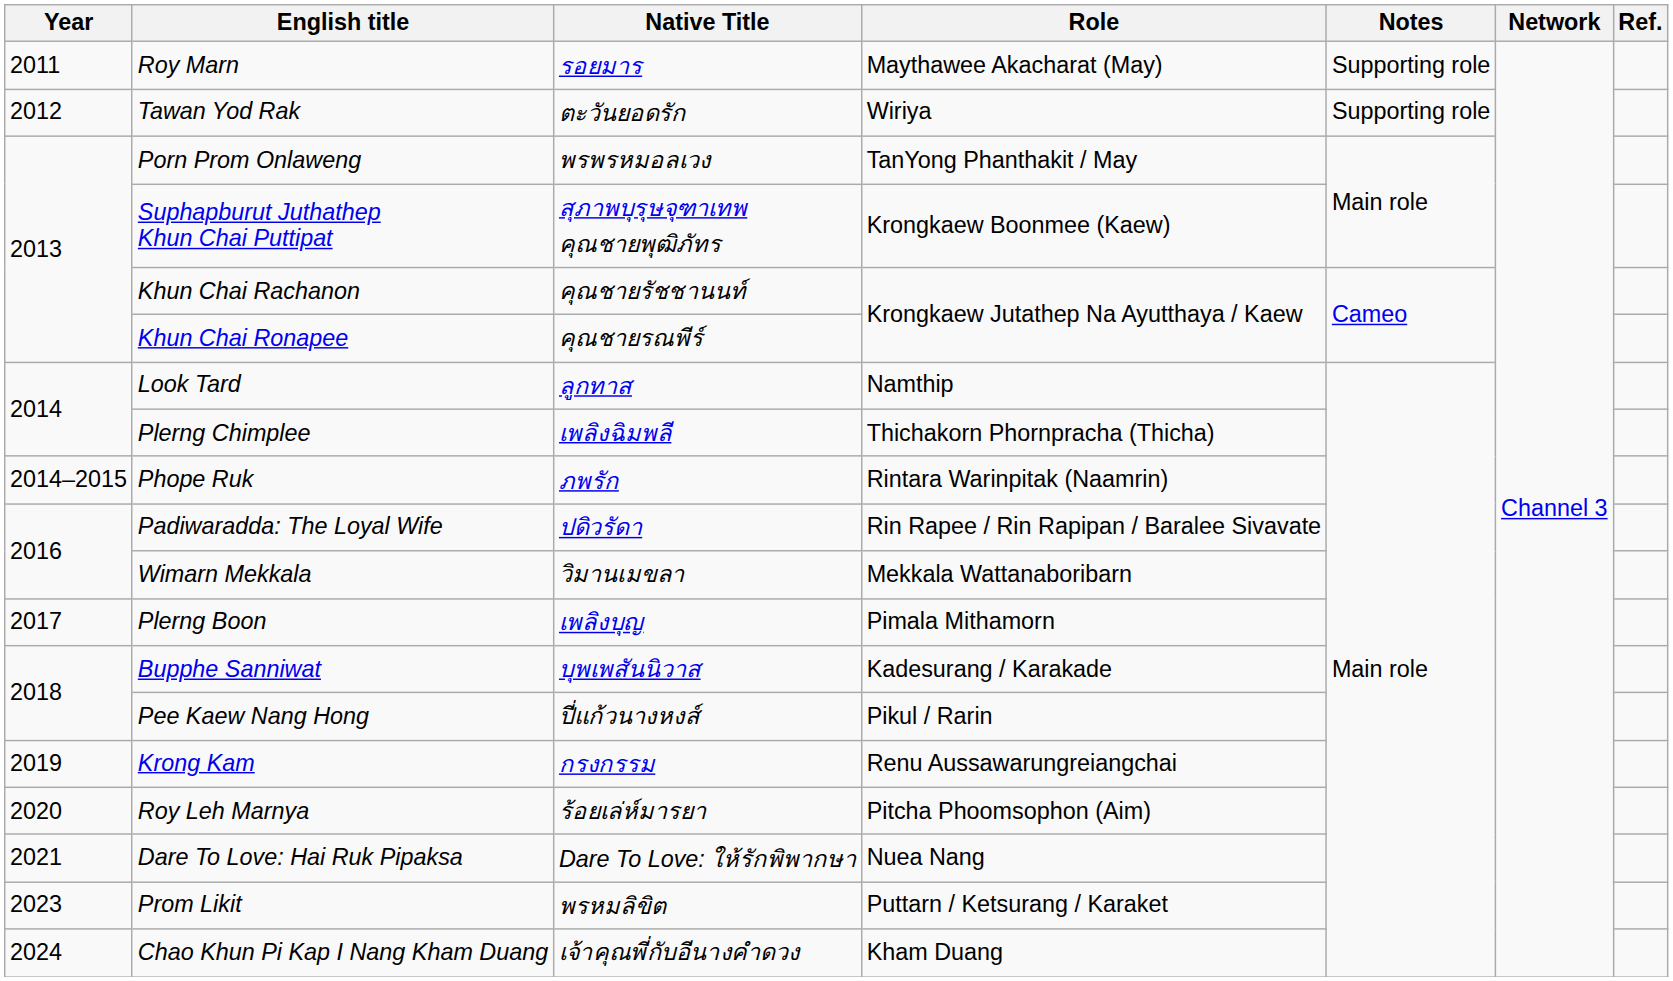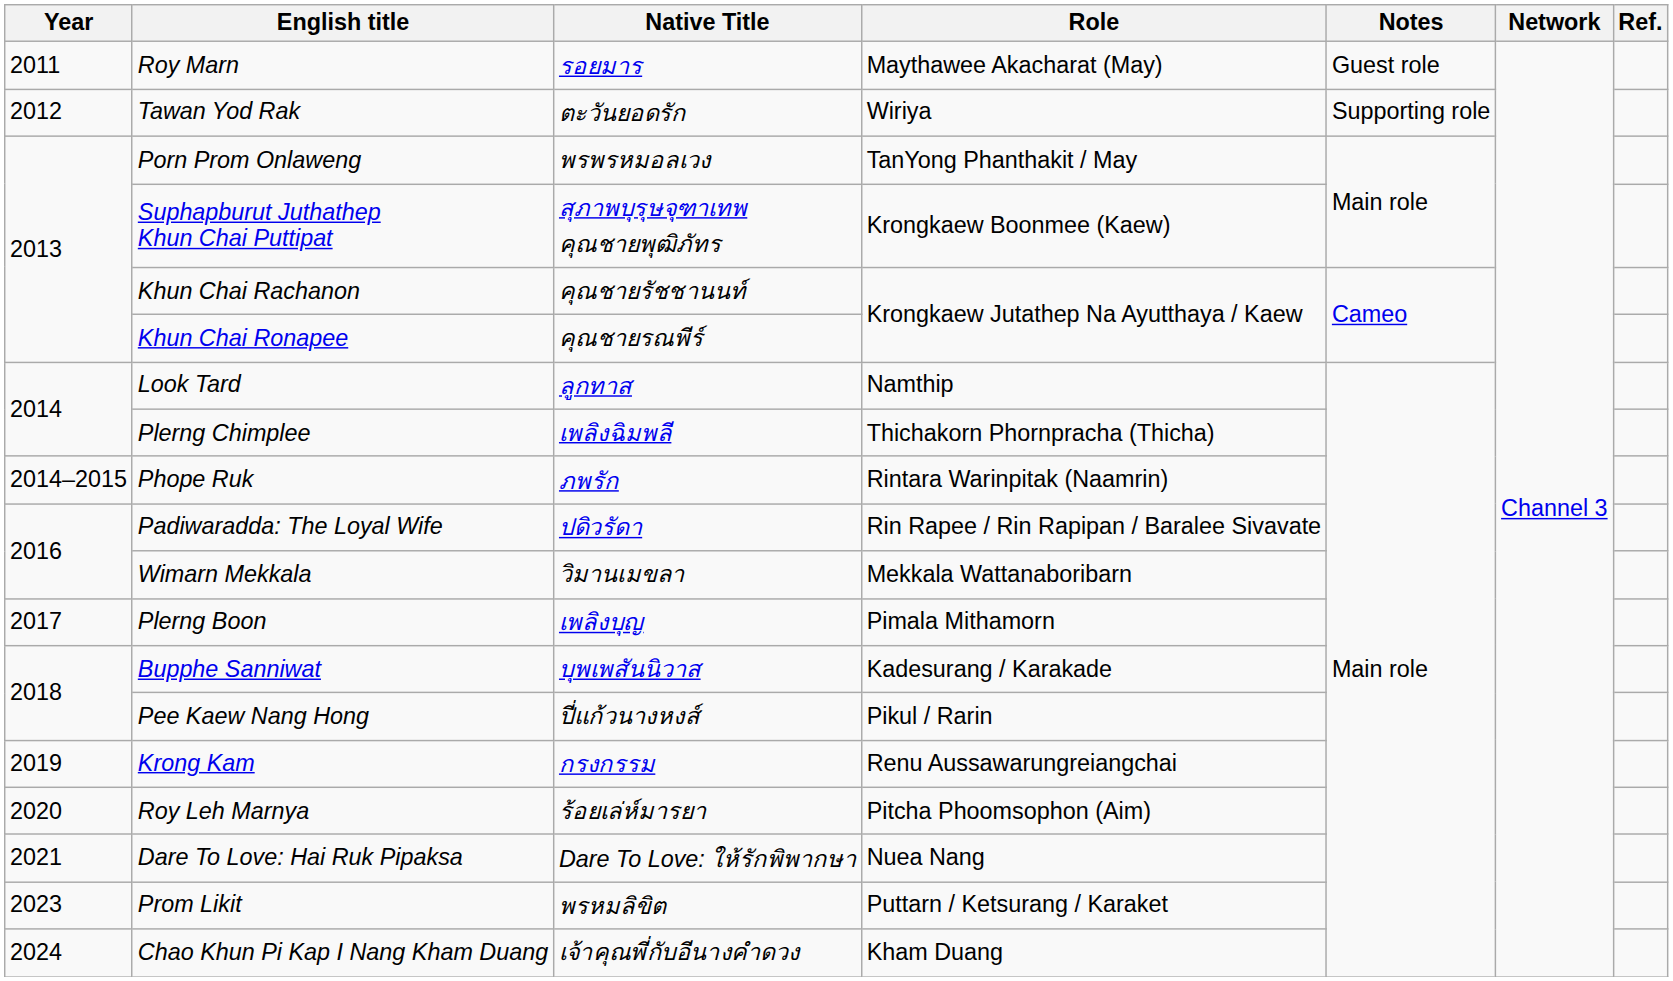(1411, 65) Supporting role -> (1386, 65) Guest role
